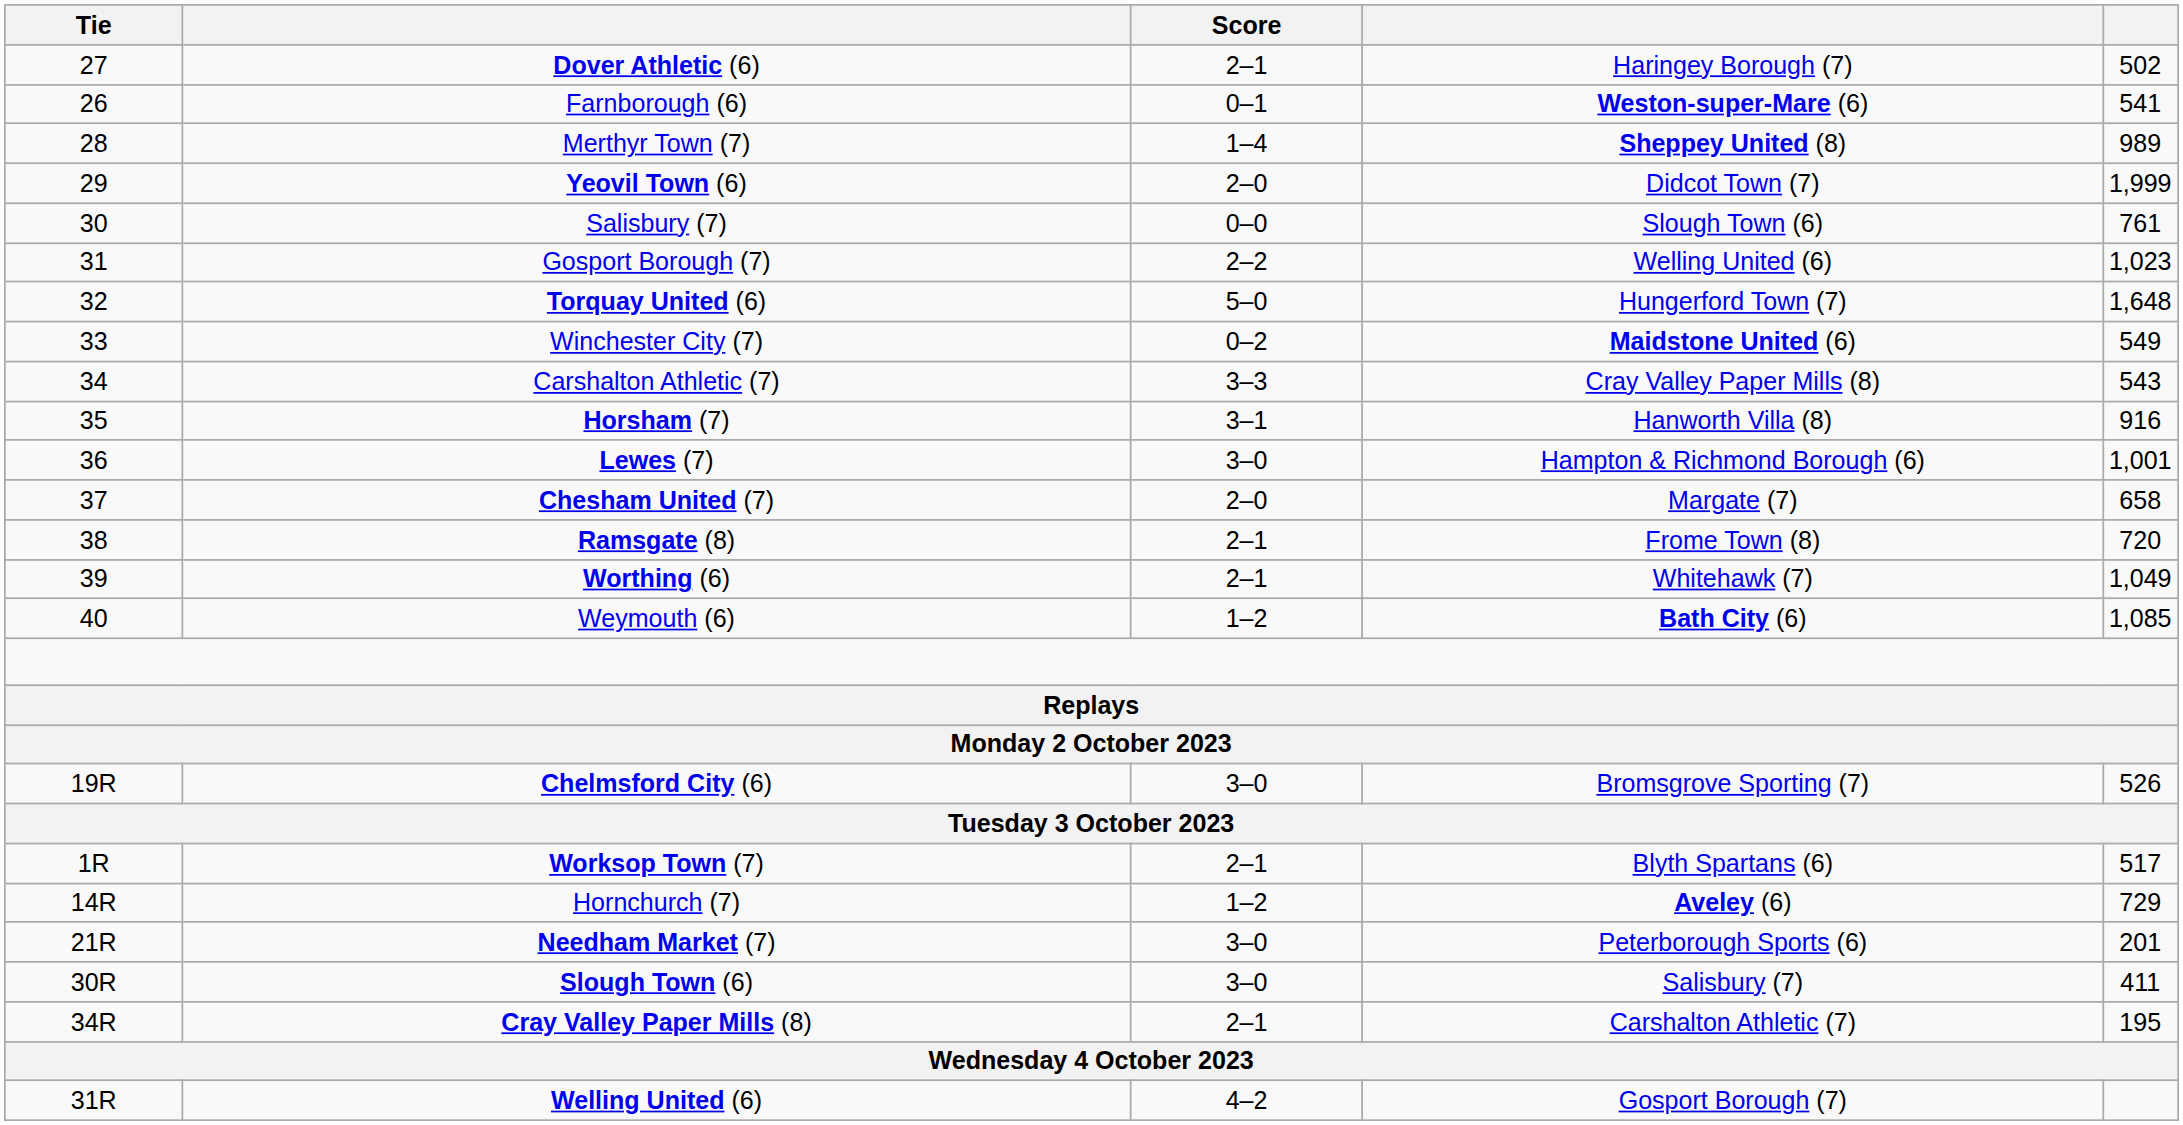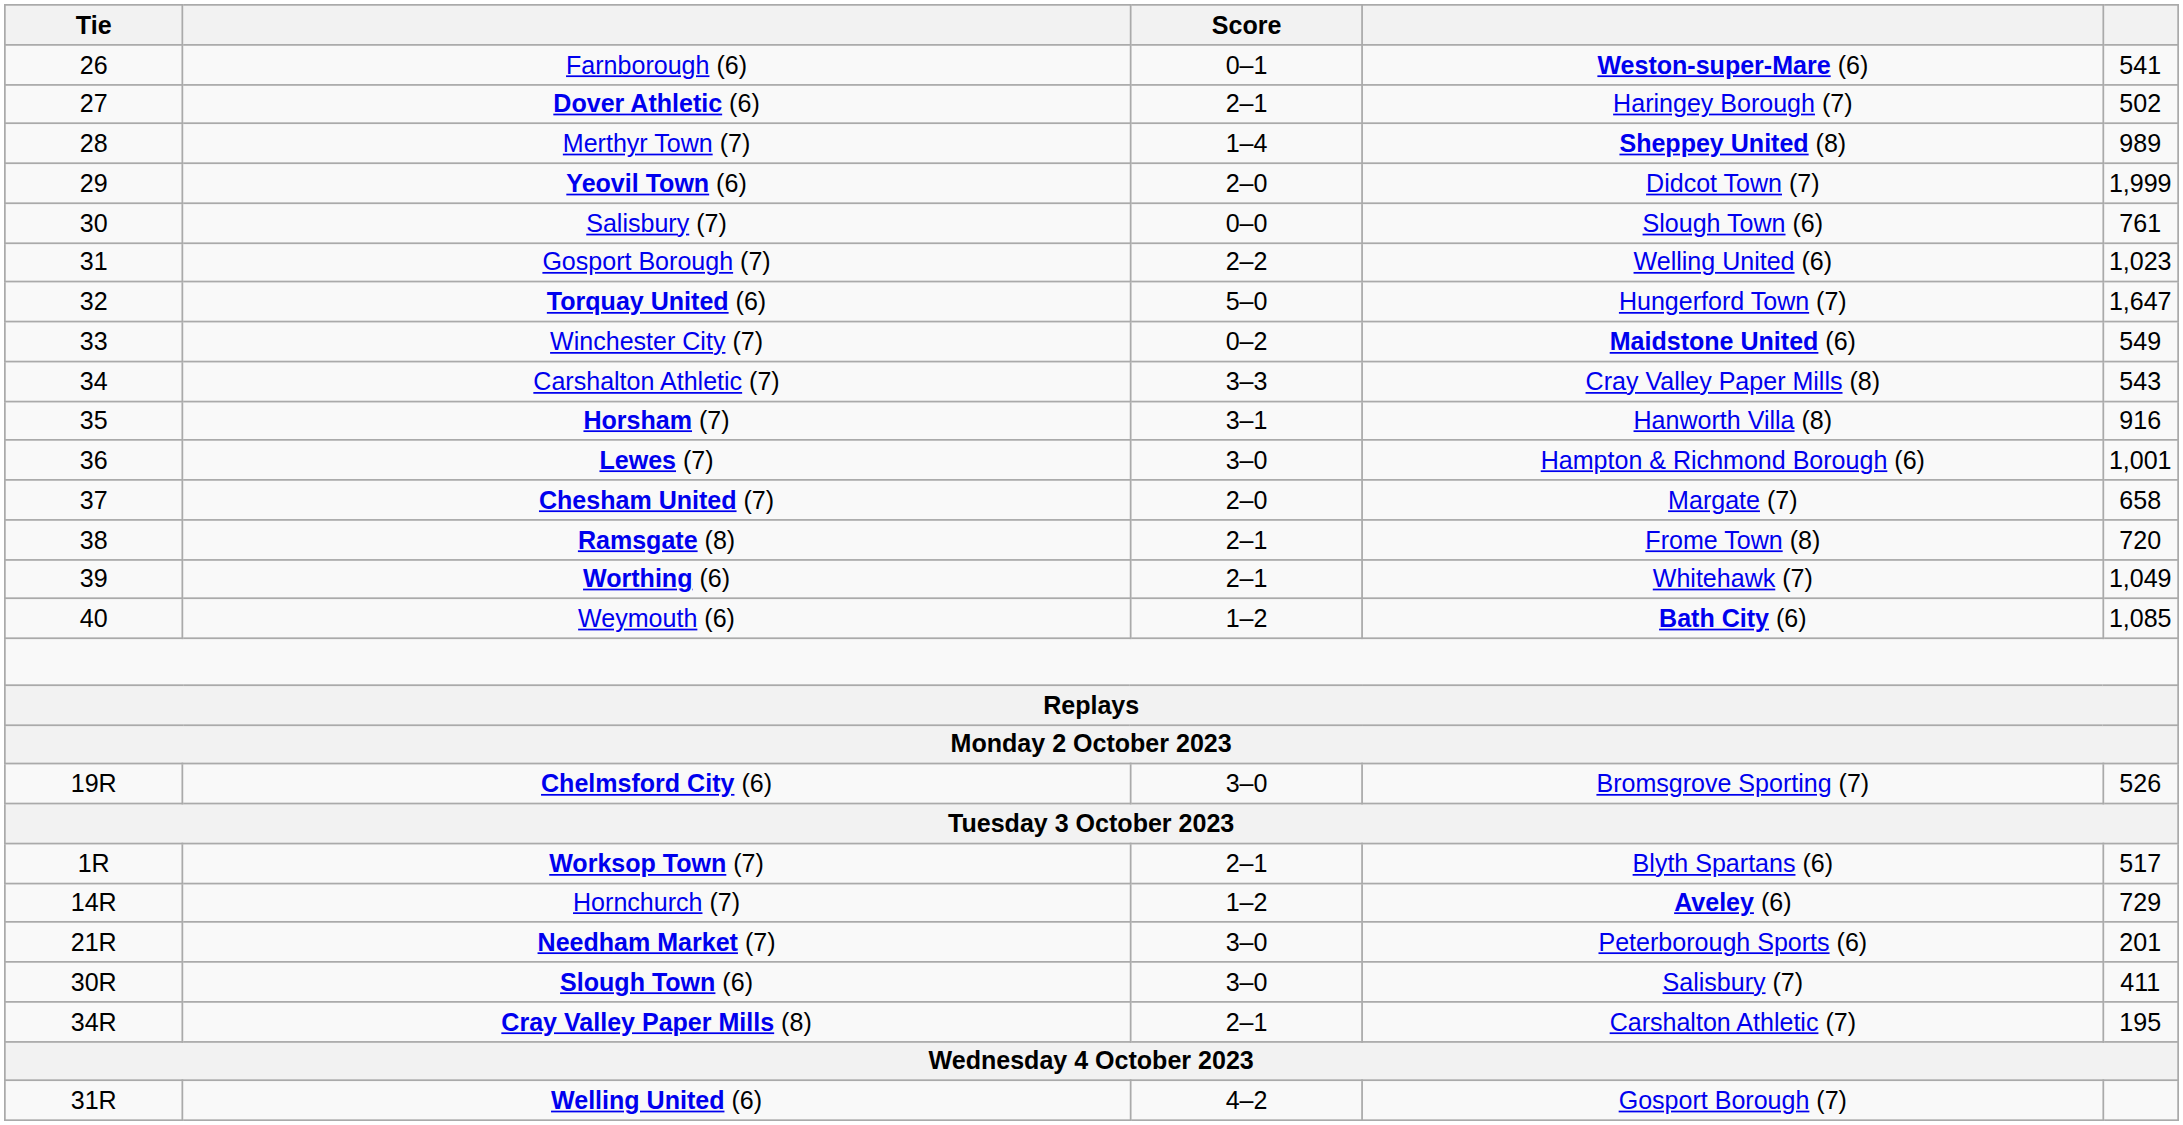rows swapped: (657, 104) <-> (657, 65)
(2140, 302) 1,648 -> (2140, 302) 1,647
